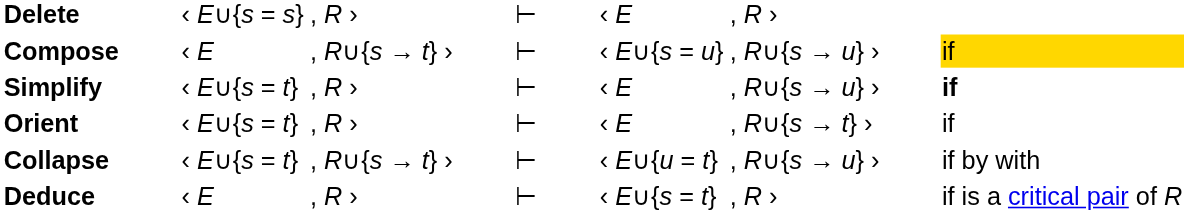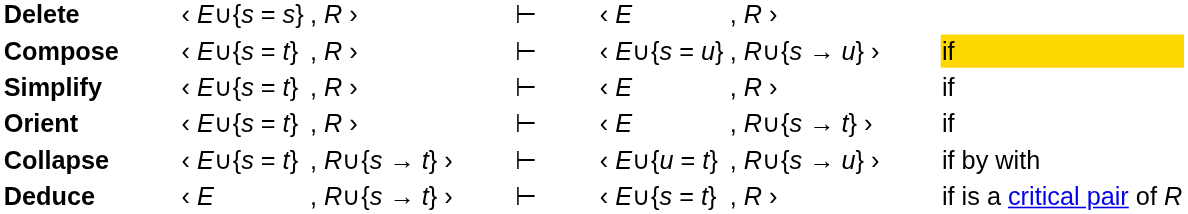(198, 50) ‹ E -> (240, 51) ‹ E∪{s = t}
(409, 51) , R∪{s → t} › -> (334, 50) , R ›
(833, 87) , R∪{s → u} › -> (754, 87) , R ›
(950, 87) bold -> (948, 87) normal
(334, 196) , R › -> (409, 196) , R∪{s → t} ›
